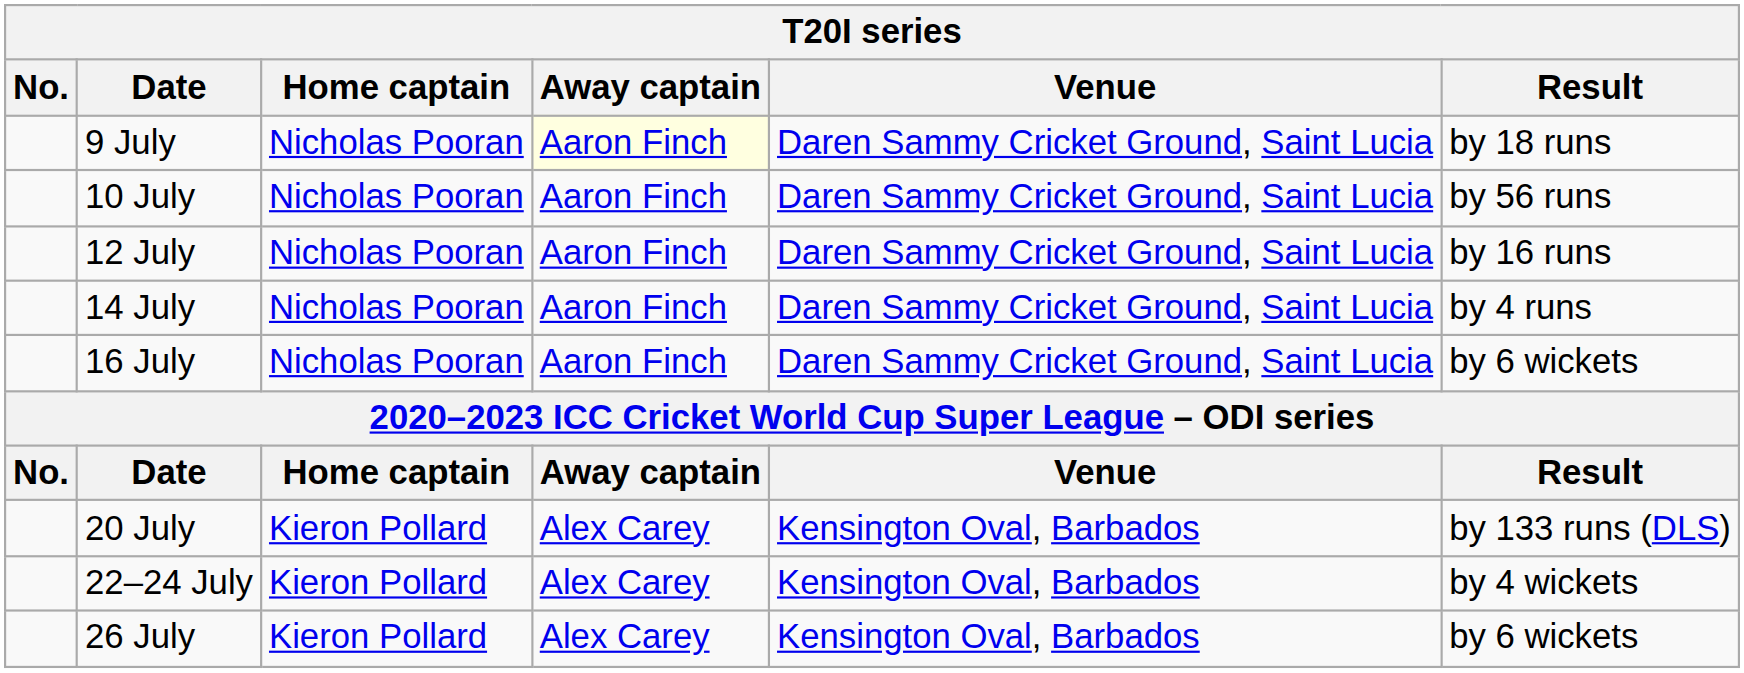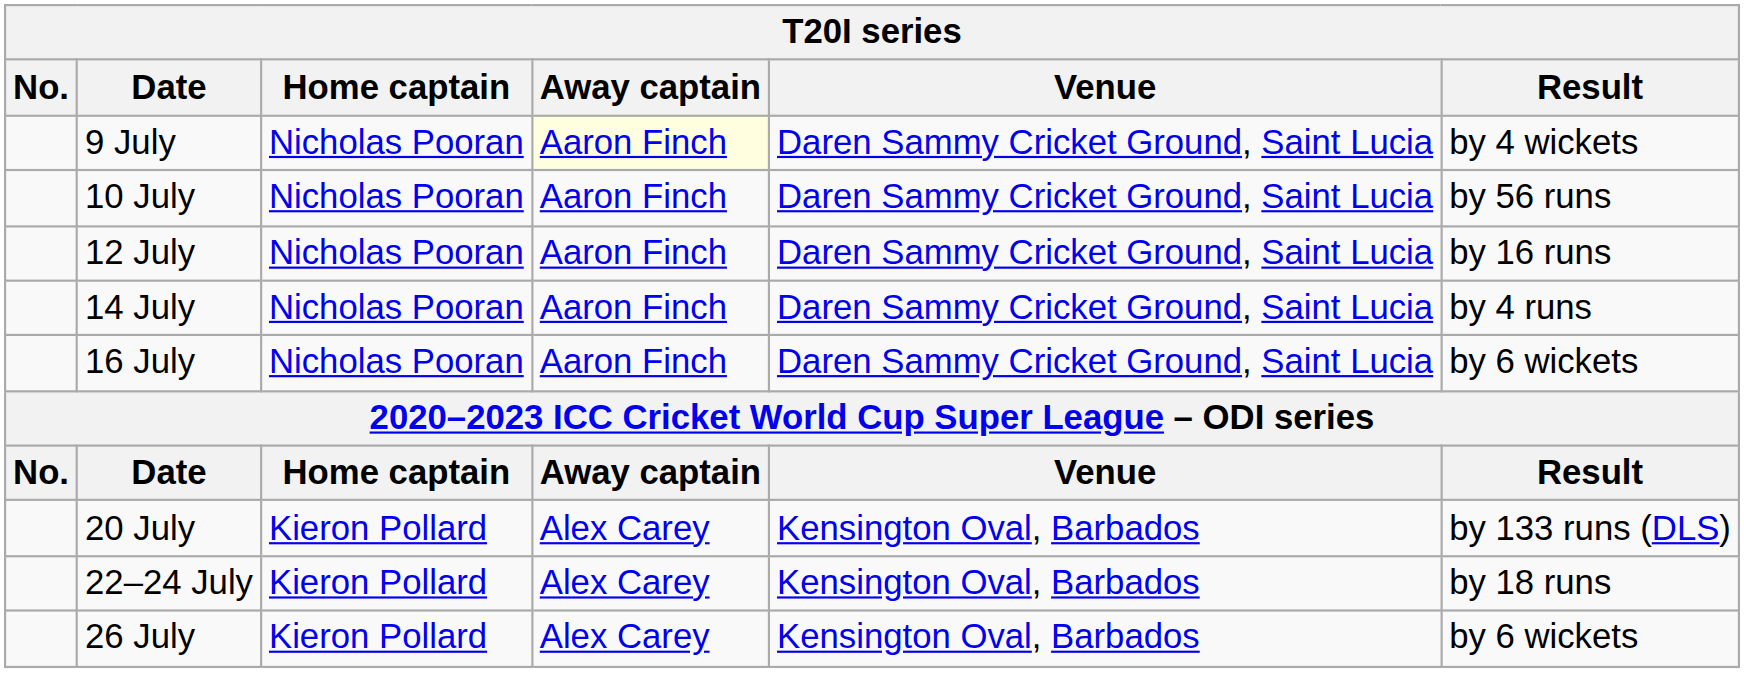(1530, 142) by 18 runs -> (1544, 142) by 4 wickets
(1544, 582) by 4 wickets -> (1530, 582) by 18 runs
